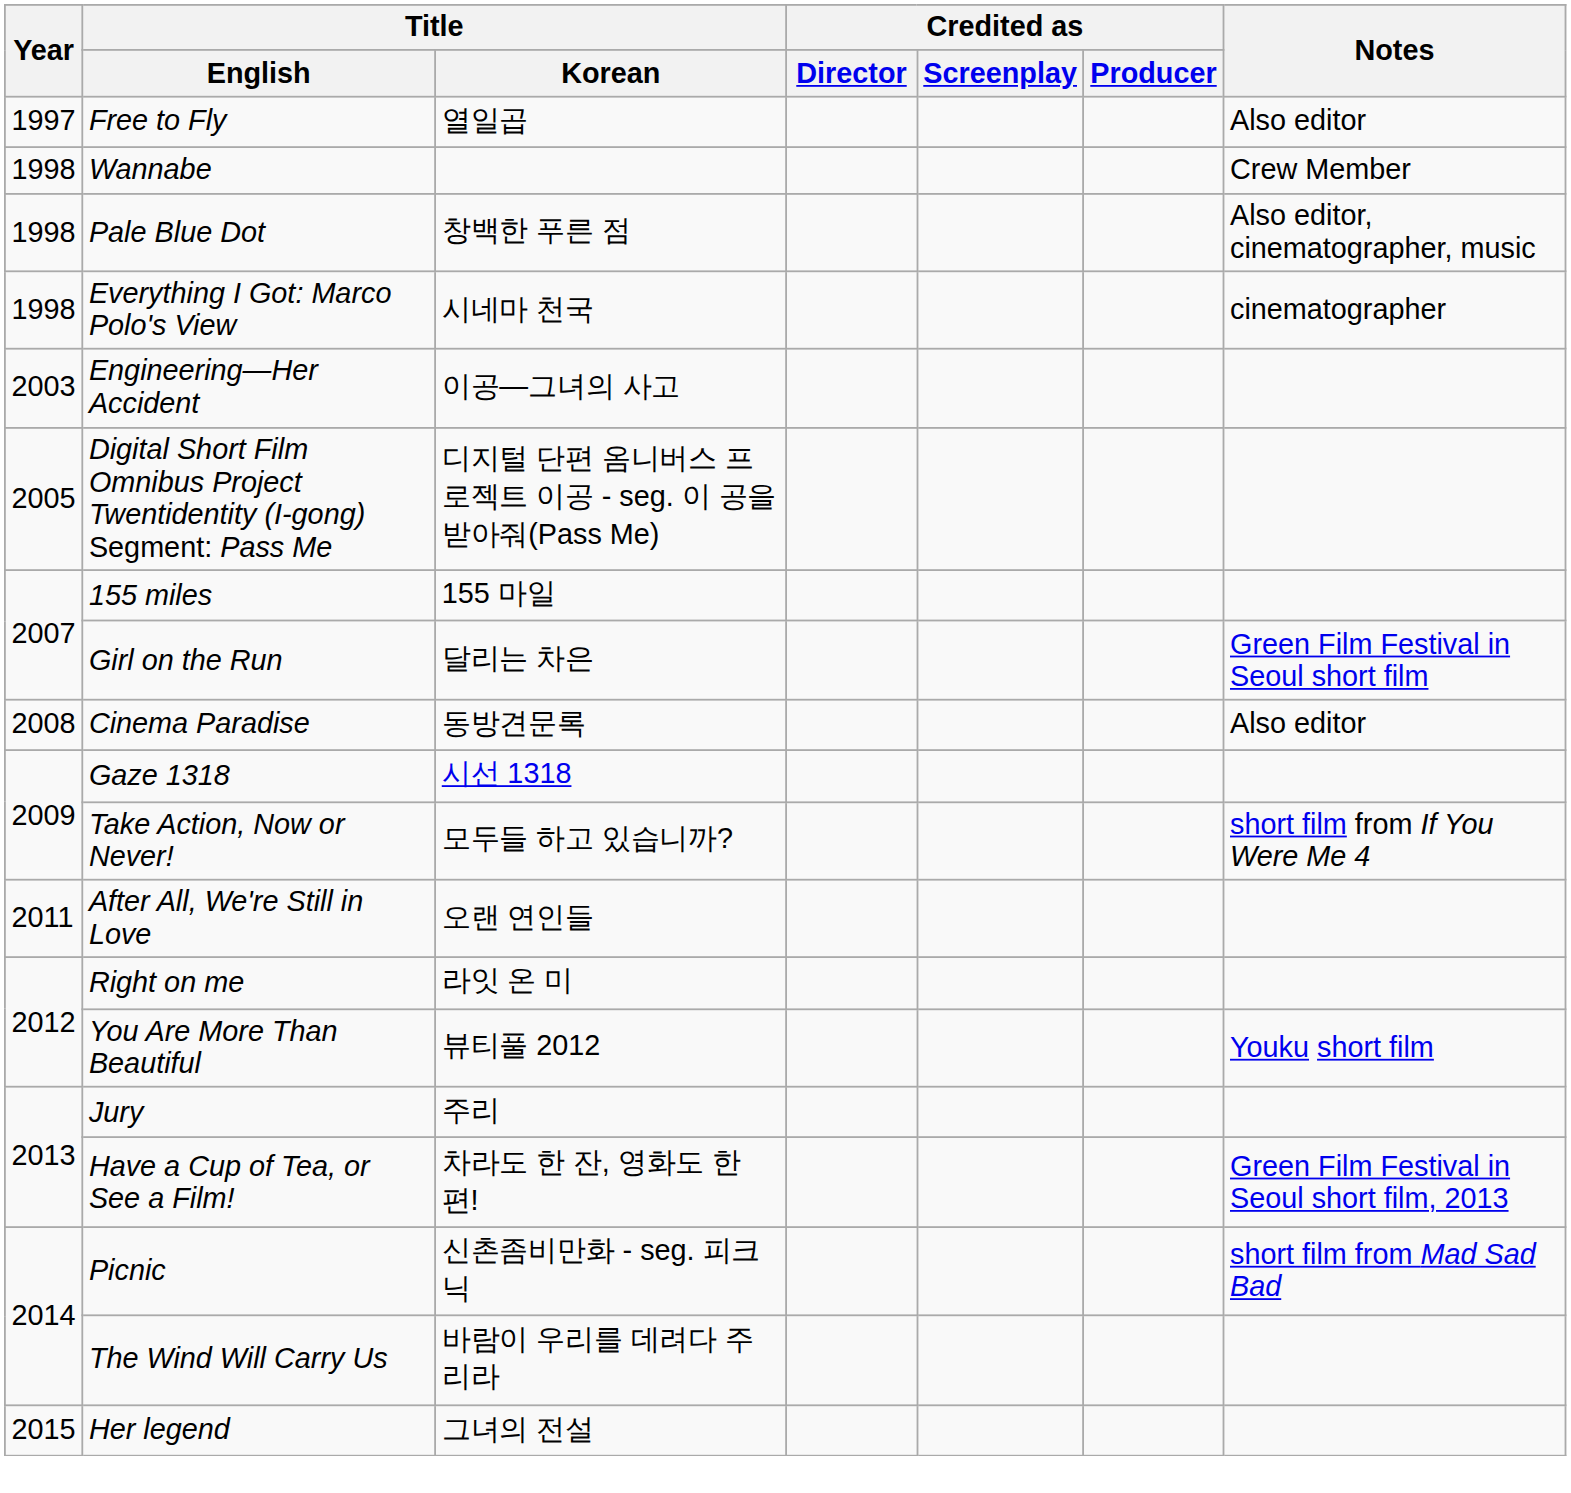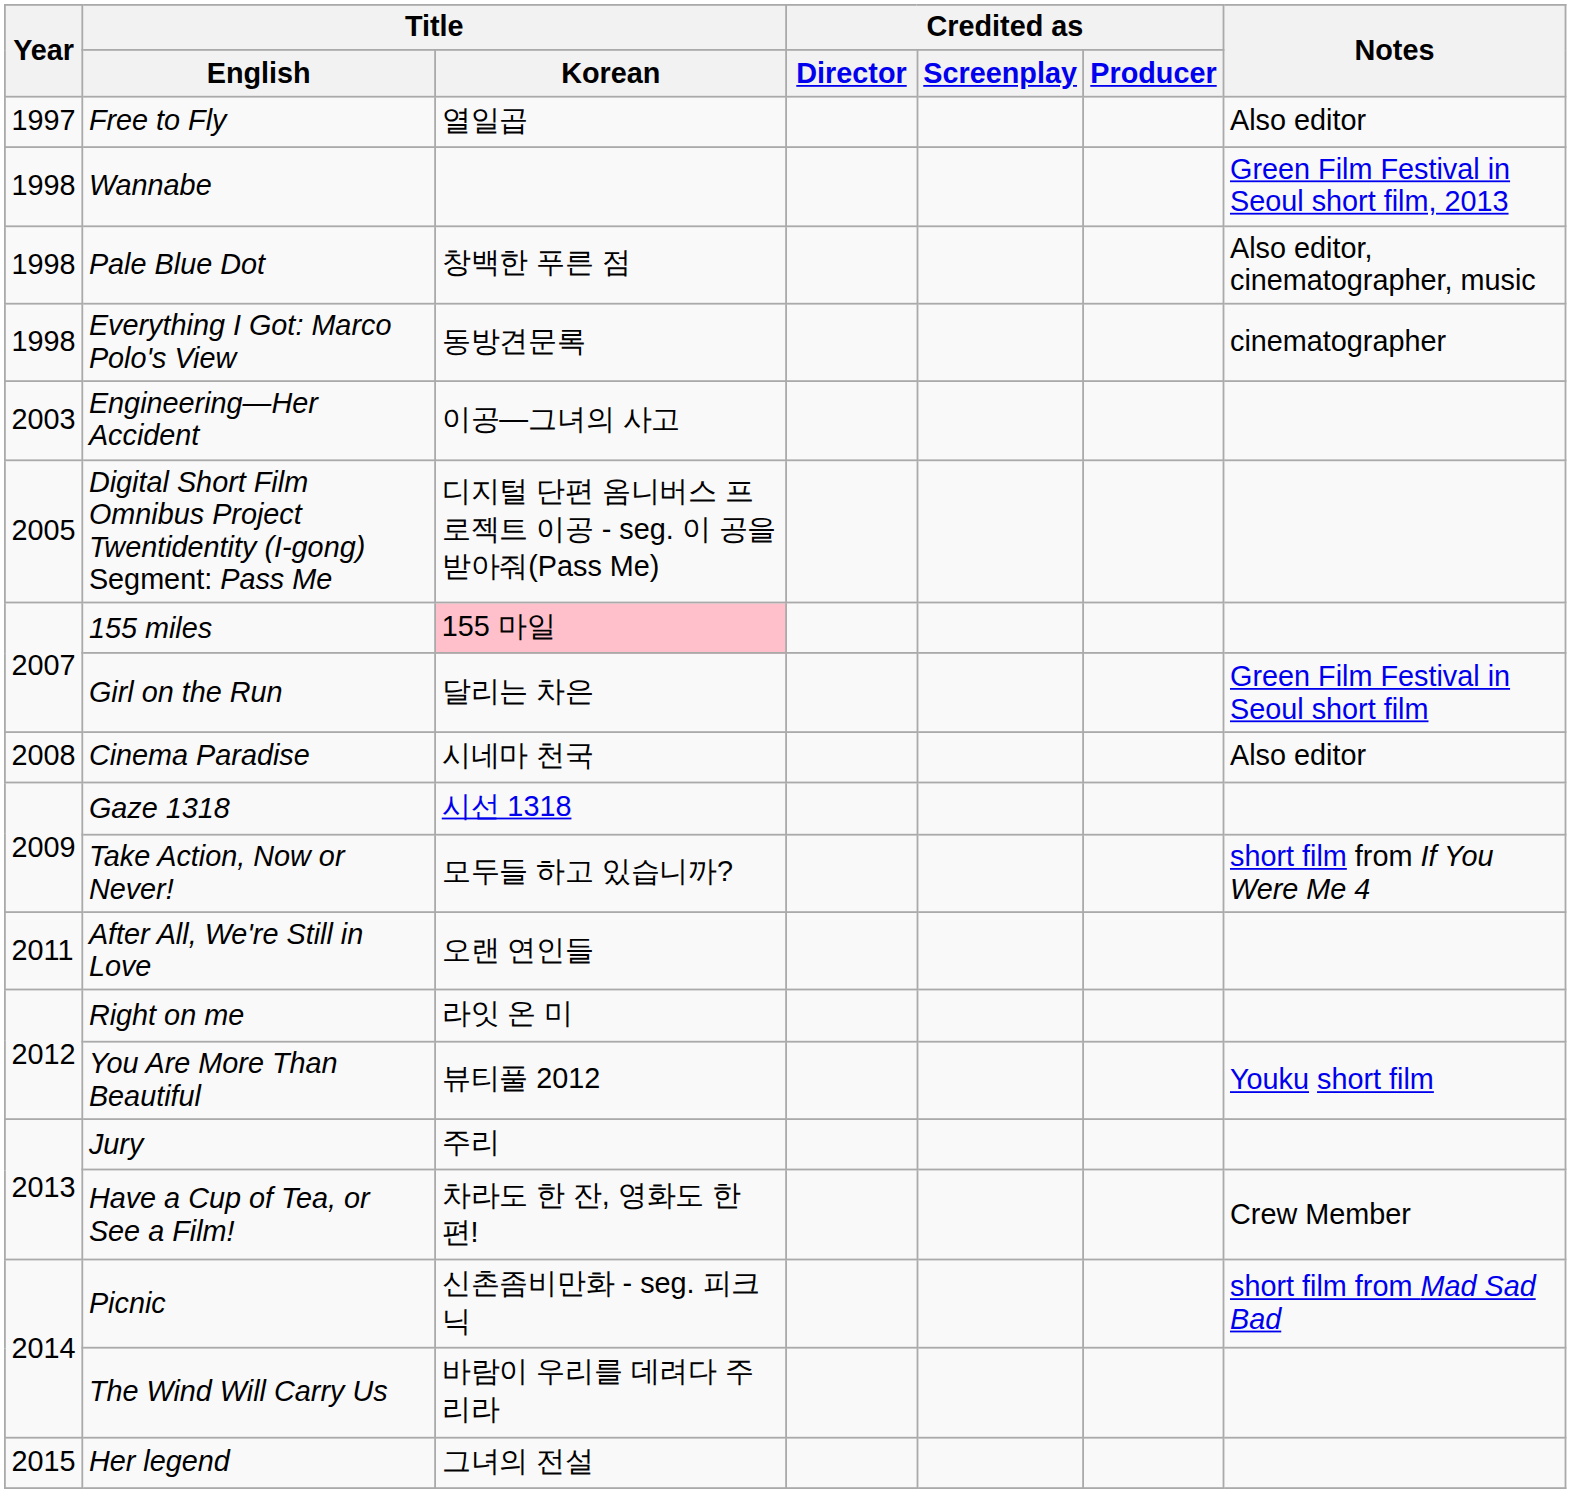(1320, 169) Crew Member -> (1370, 185) Green Film Festival in Seoul short film, 2013
(518, 308) 시네마 천국 -> (514, 341) 동방견문록
(499, 594) no background -> (499, 626) pink background
(514, 723) 동방견문록 -> (518, 755) 시네마 천국
(1370, 1181) Green Film Festival in Seoul short film, 2013 -> (1320, 1214) Crew Member
